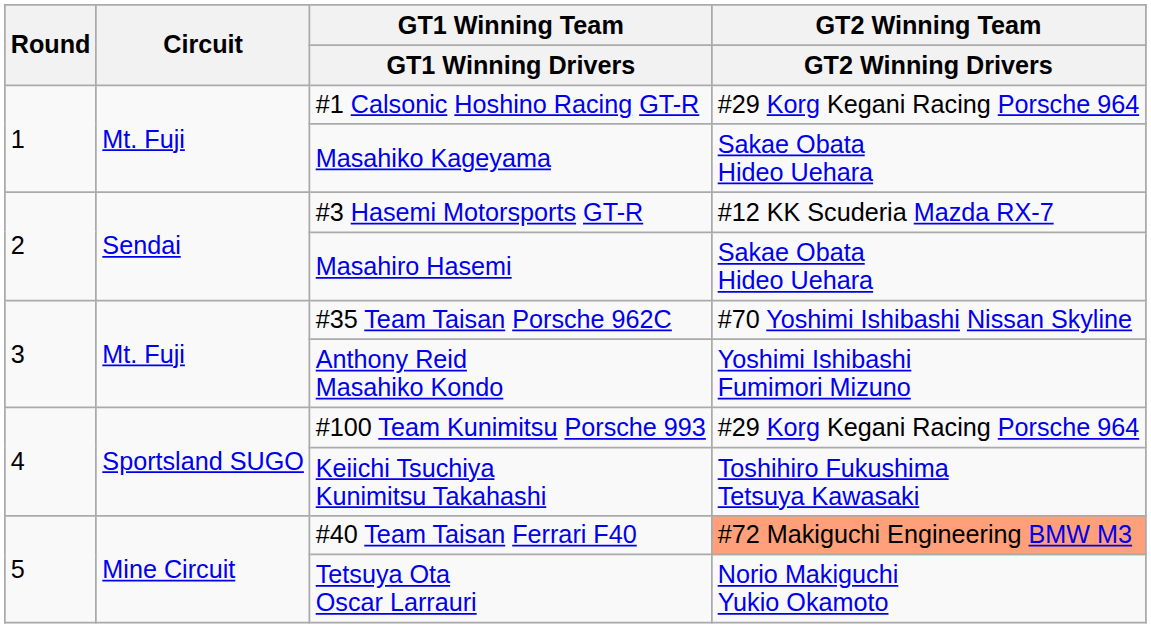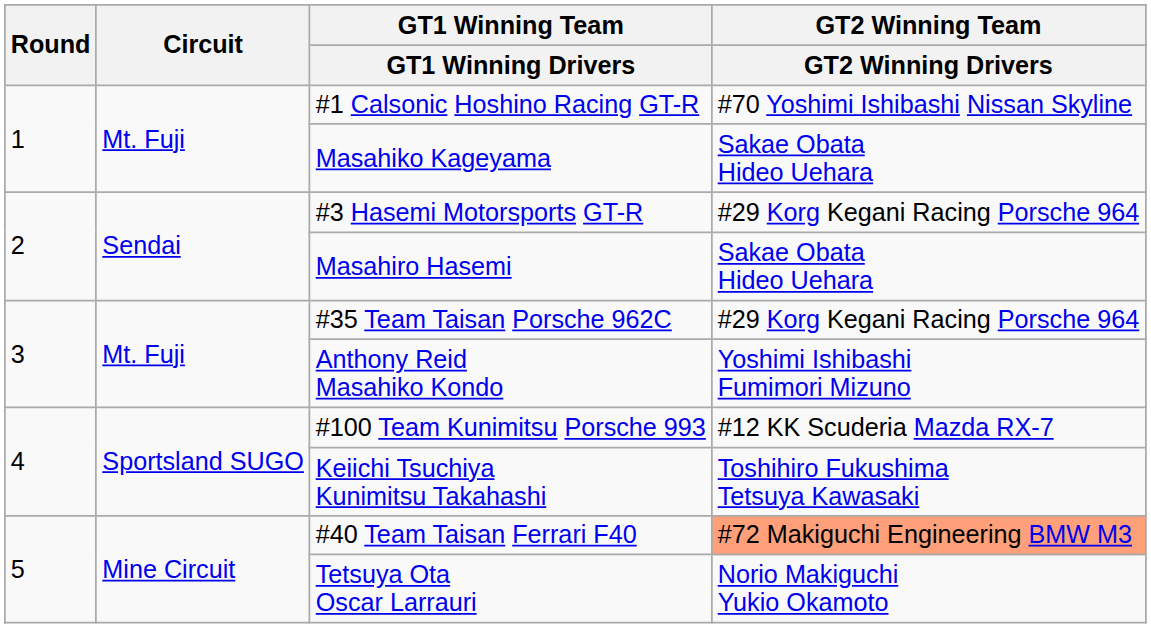(928, 105) #29 Korg Kegani Racing Porsche 964 -> (925, 105) #70 Yoshimi Ishibashi Nissan Skyline
(886, 212) #12 KK Scuderia Mazda RX-7 -> (928, 212) #29 Korg Kegani Racing Porsche 964
(925, 320) #70 Yoshimi Ishibashi Nissan Skyline -> (928, 320) #29 Korg Kegani Racing Porsche 964
(928, 428) #29 Korg Kegani Racing Porsche 964 -> (886, 428) #12 KK Scuderia Mazda RX-7
